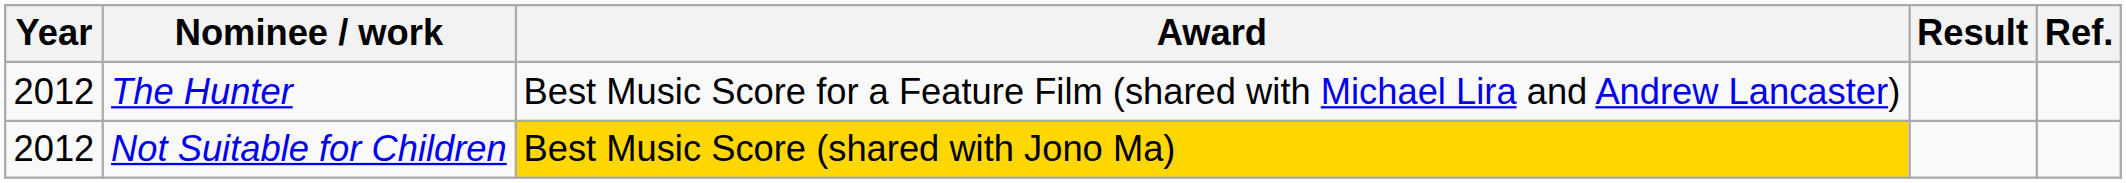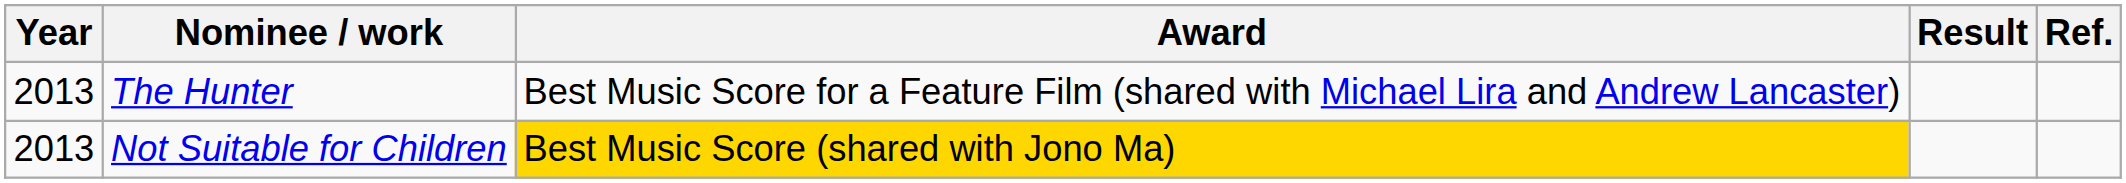(54, 90) 2012 -> (54, 90) 2013
(54, 148) 2012 -> (54, 148) 2013
